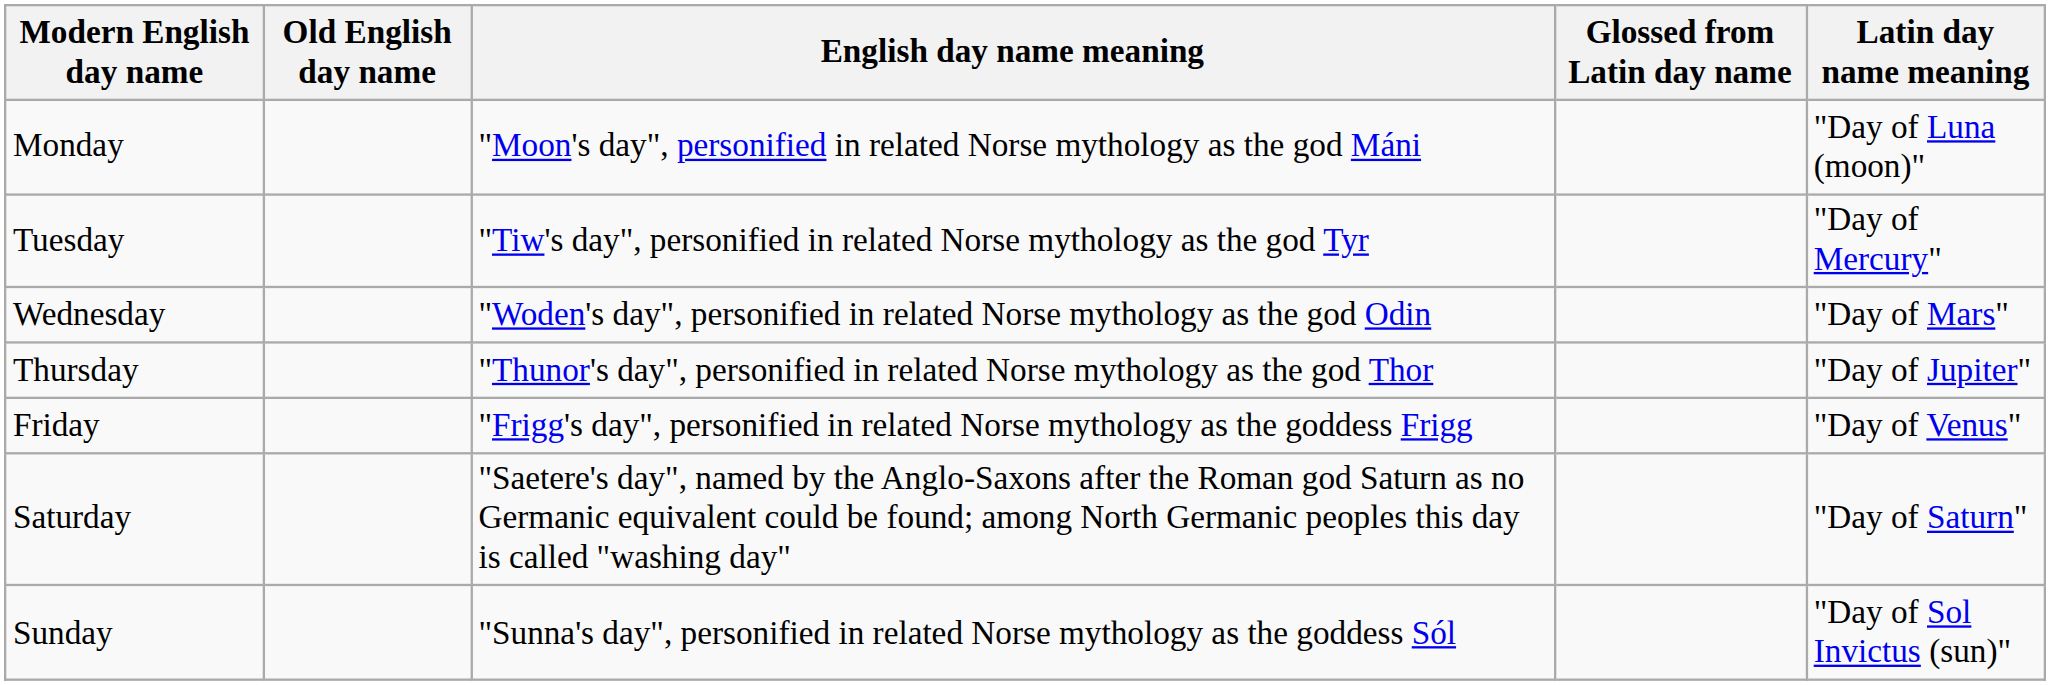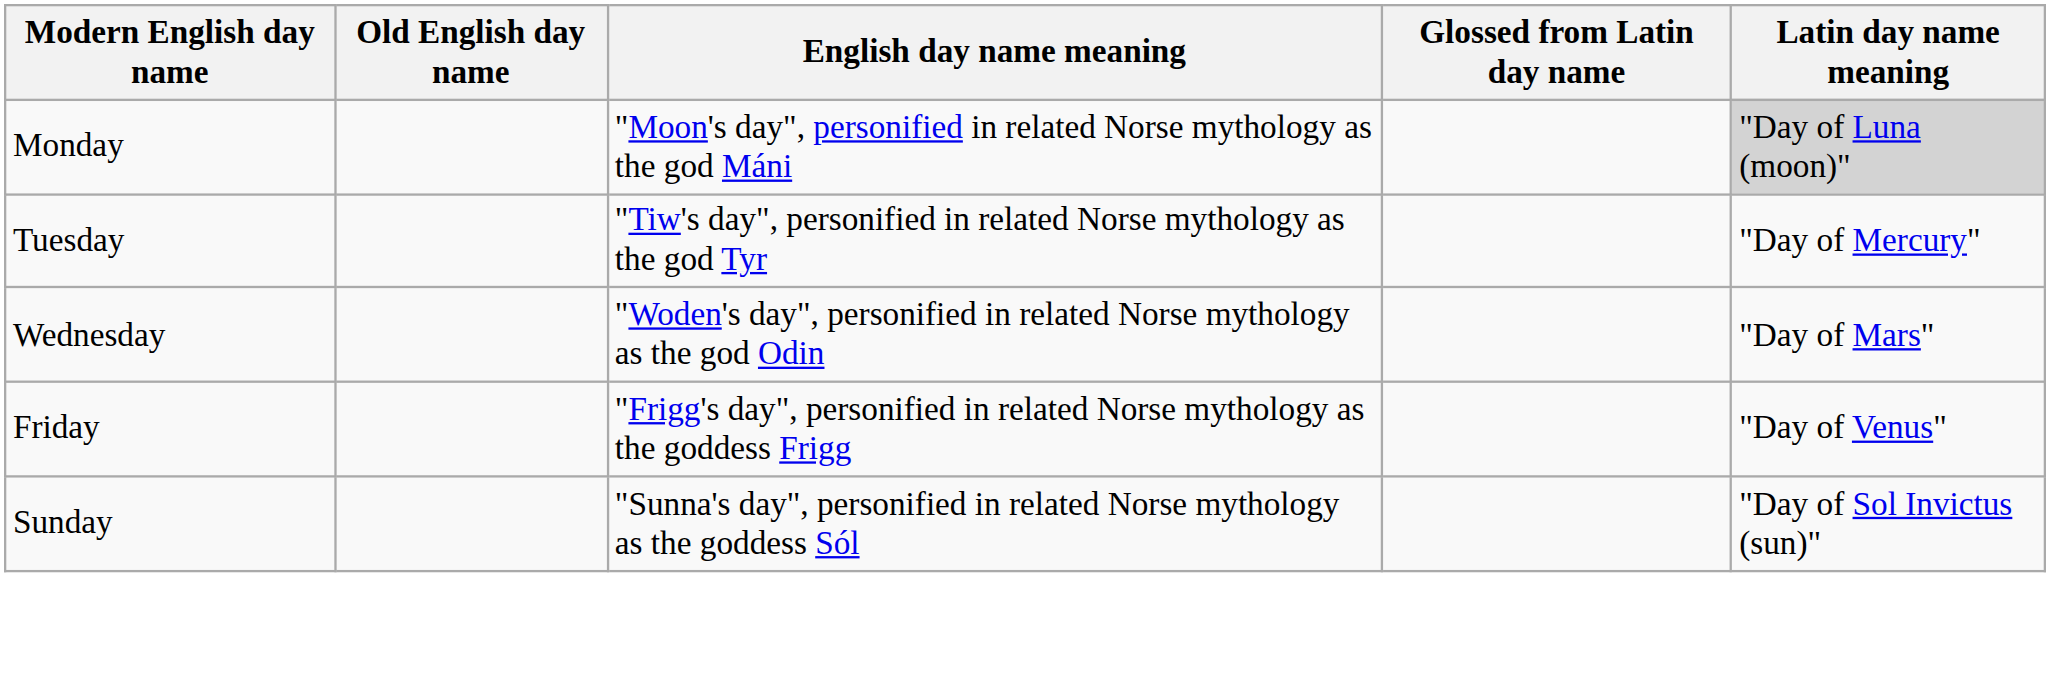(1905, 146) no background -> (1830, 146) lightgrey background
- row: (76, 369)
- row: (72, 518)
